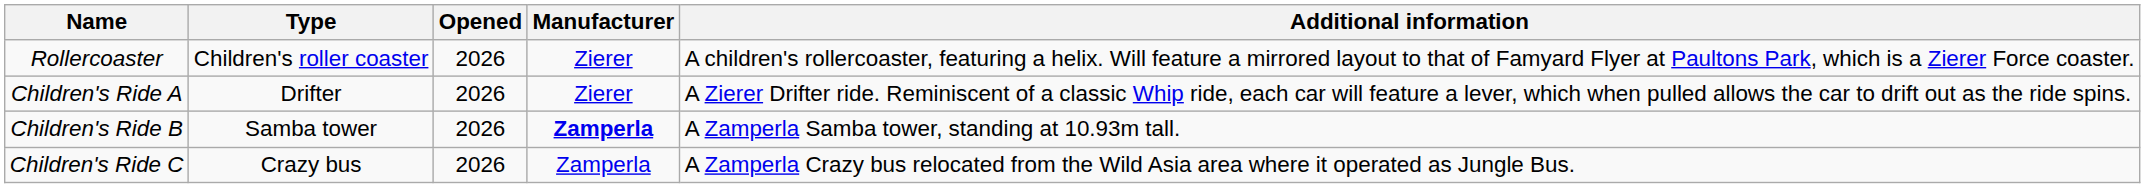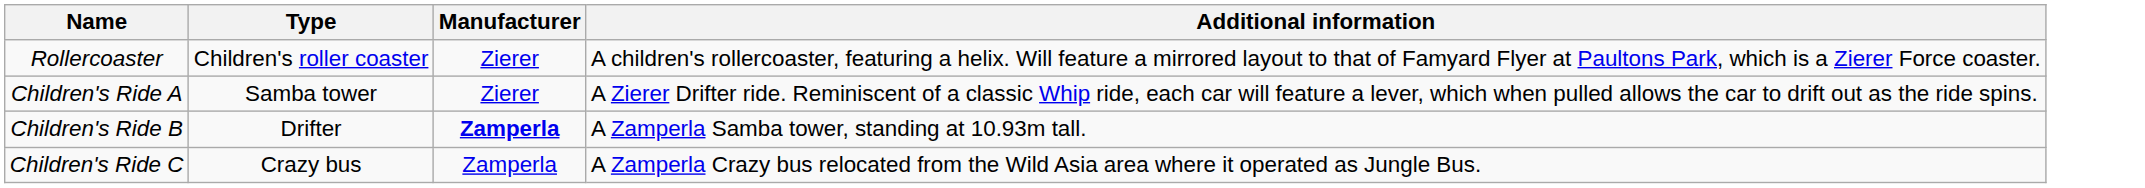- column: (480, 22)
(311, 93) Drifter -> (311, 93) Samba tower
(311, 128) Samba tower -> (311, 128) Drifter
